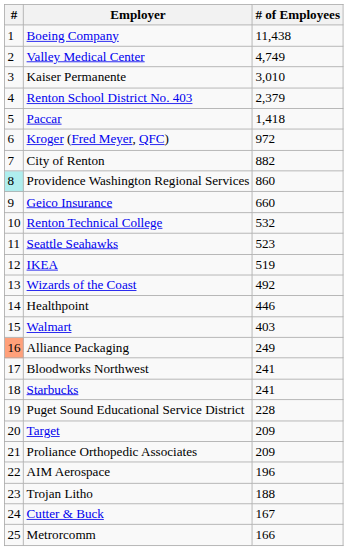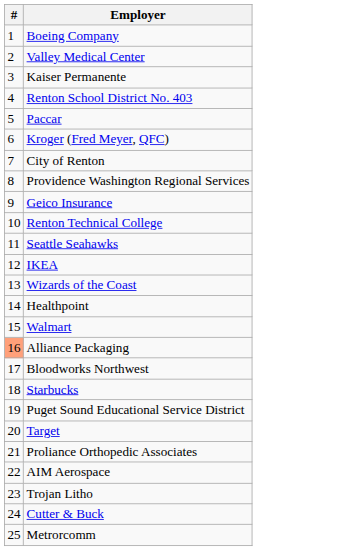- column: (298, 14)
(11, 181) paleturquoise background -> (11, 181) no background
